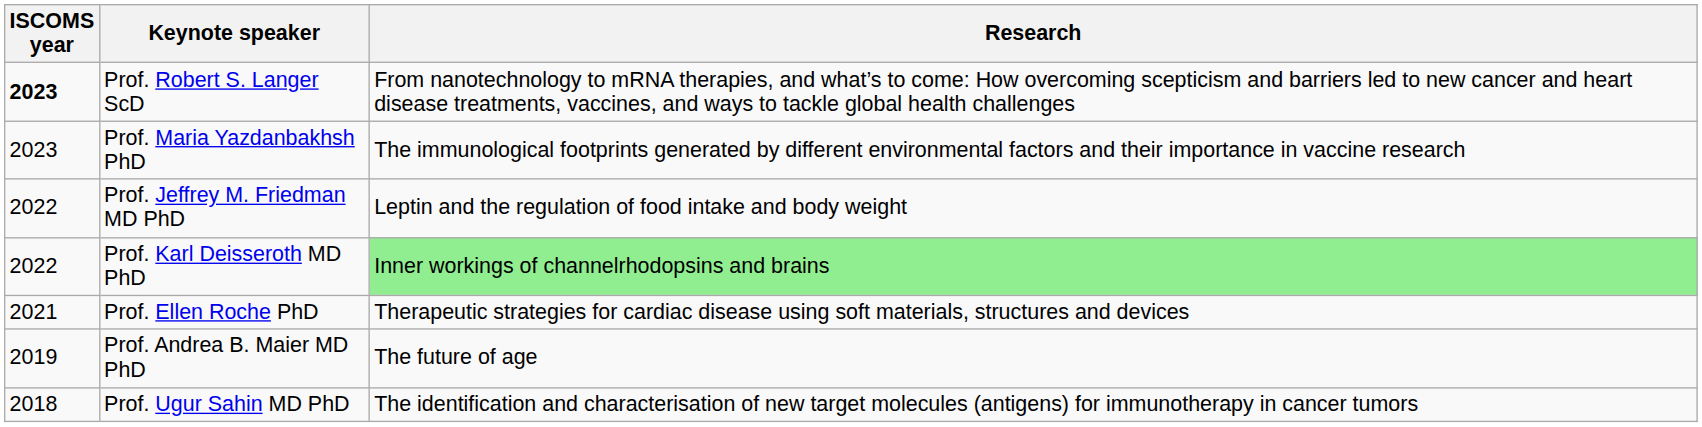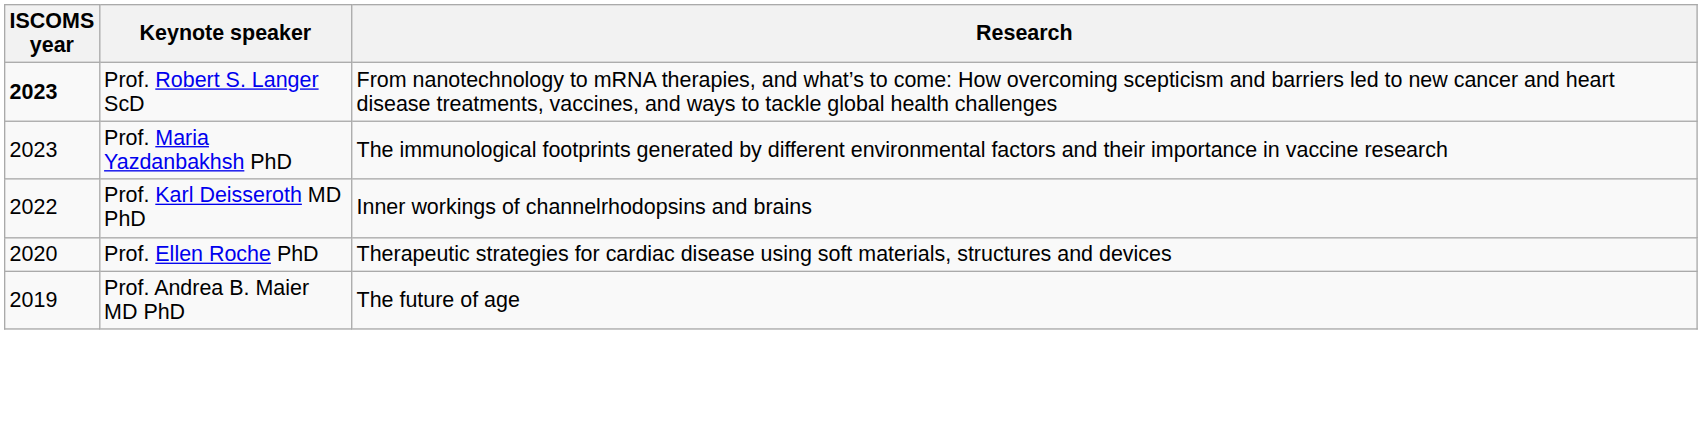- row: (225, 207)
(602, 266) lightgreen background -> (584, 207) no background
(33, 312) 2021 -> (33, 253) 2020
- row: (227, 404)
